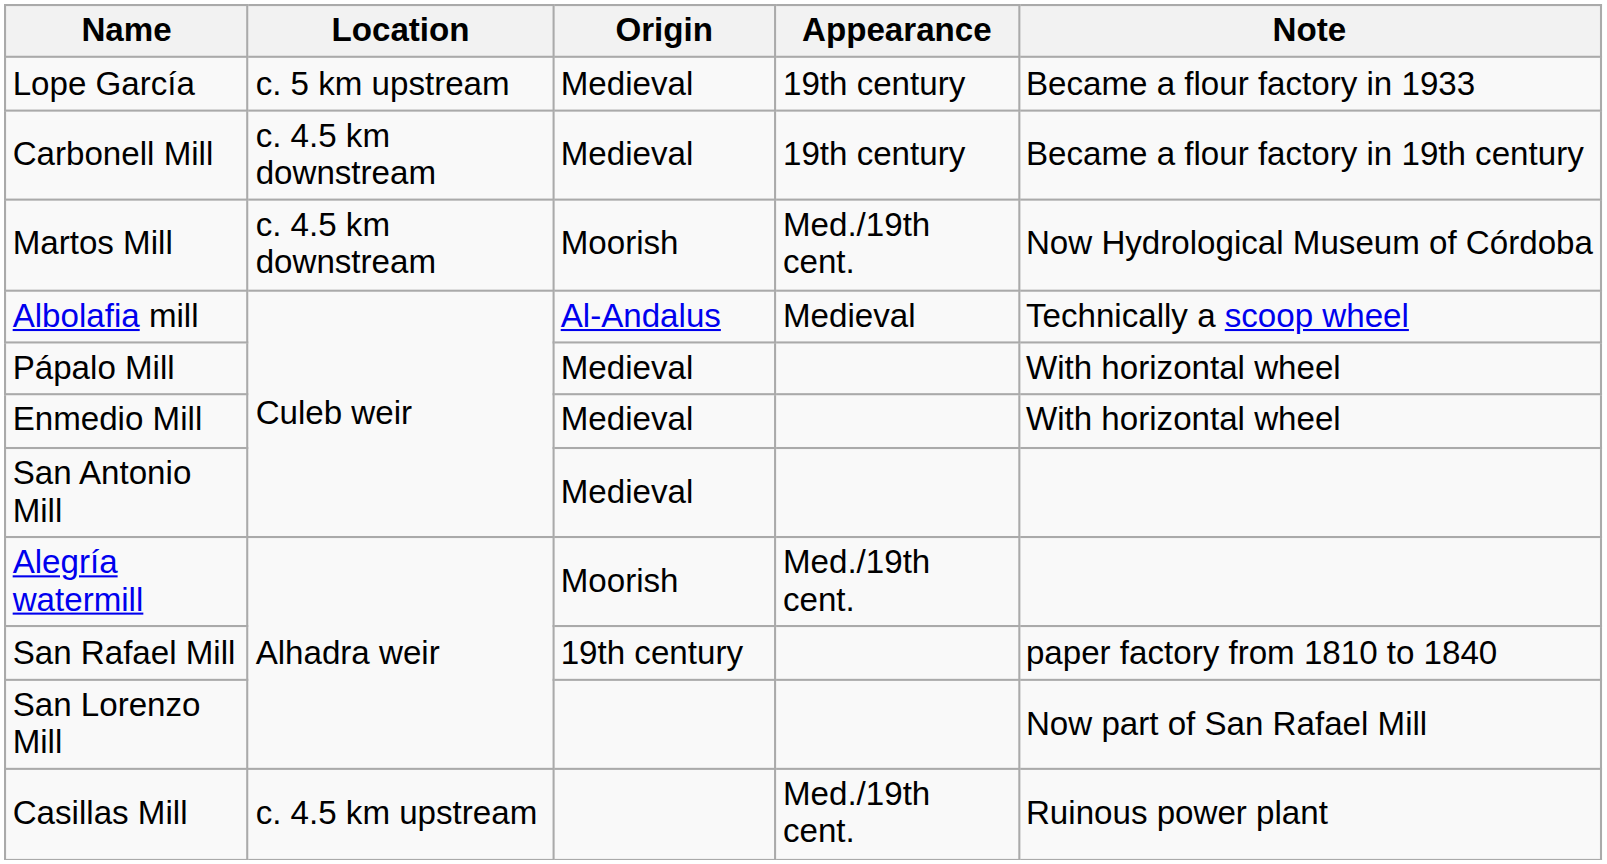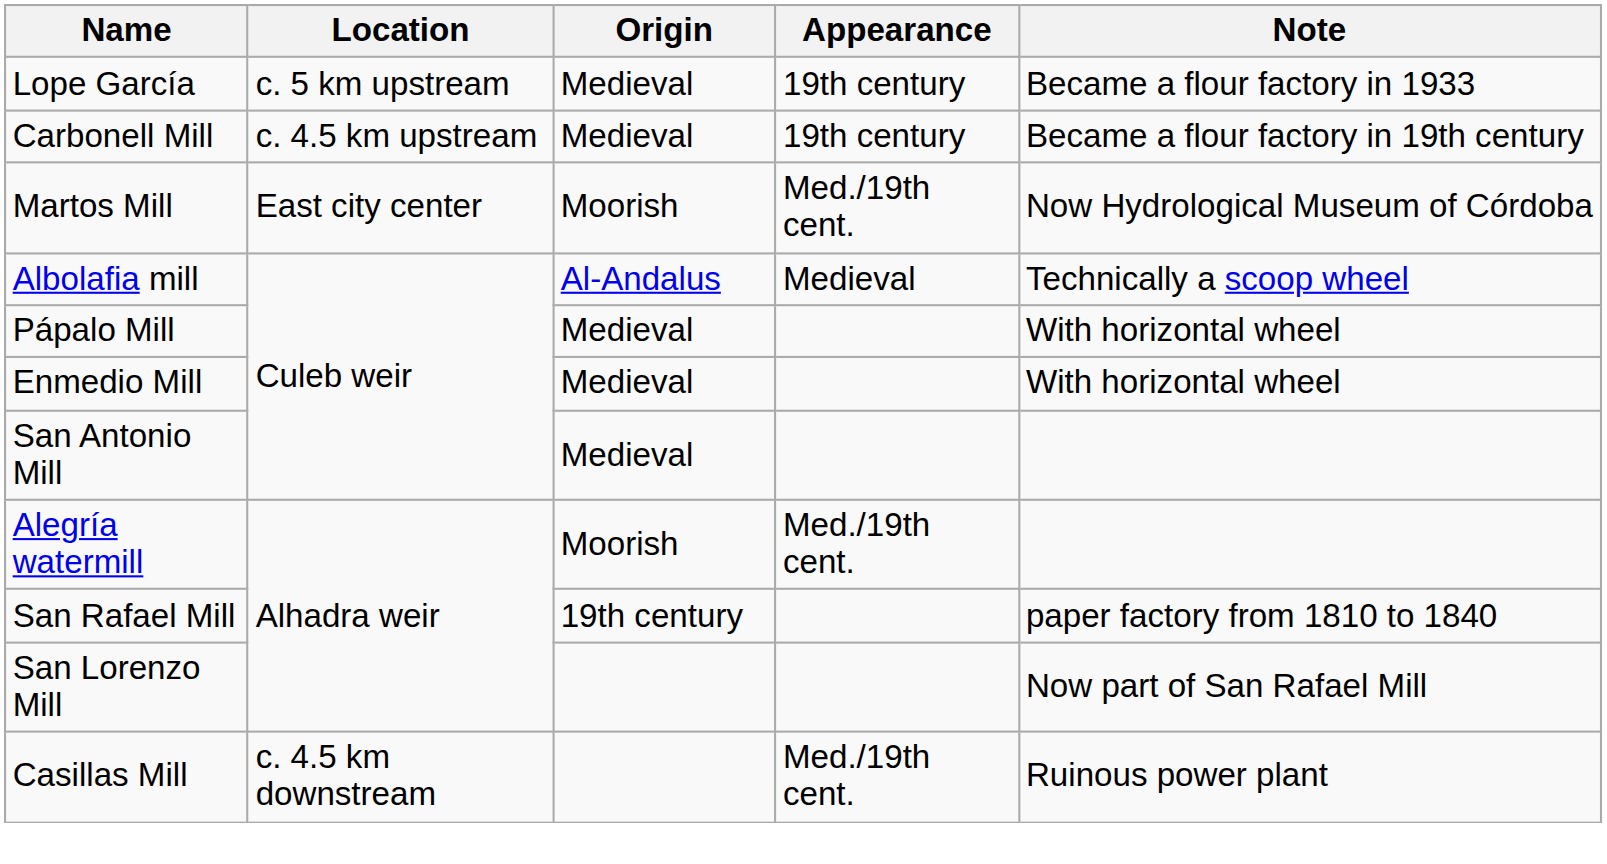(346, 154) c. 4.5 km downstream -> (396, 135) c. 4.5 km upstream
(346, 244) c. 4.5 km downstream -> (369, 206) East city center
(396, 813) c. 4.5 km upstream -> (346, 776) c. 4.5 km downstream
